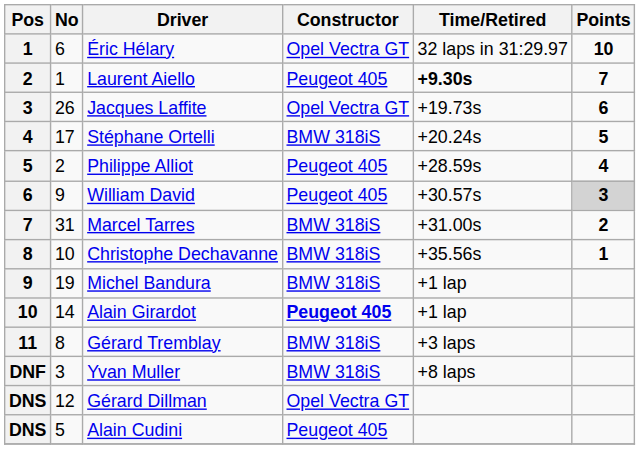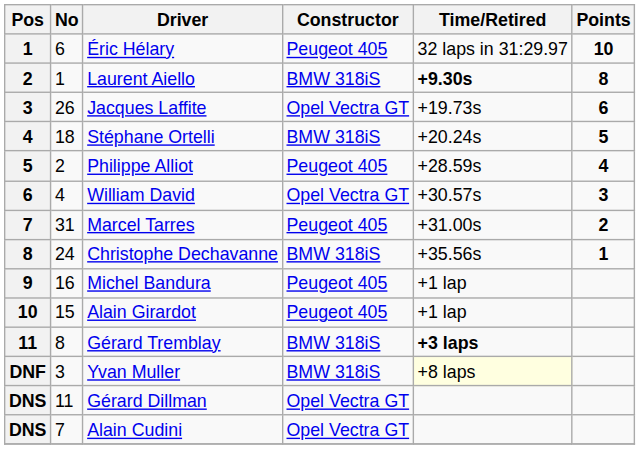(348, 48) Opel Vectra GT -> (337, 48) Peugeot 405
(337, 78) Peugeot 405 -> (333, 78) BMW 318iS
(604, 78) 7 -> (604, 78) 8
(65, 136) 17 -> (65, 136) 18
(60, 195) 9 -> (60, 195) 4
(337, 195) Peugeot 405 -> (348, 195) Opel Vectra GT
(604, 195) lightgrey background -> (604, 195) no background
(333, 224) BMW 318iS -> (337, 224) Peugeot 405
(65, 254) 10 -> (65, 254) 24
(65, 283) 19 -> (65, 283) 16
(333, 283) BMW 318iS -> (337, 283) Peugeot 405
(65, 312) 14 -> (65, 312) 15
(339, 312) bold -> (337, 312) normal
(446, 342) normal -> (448, 342) bold
(446, 371) no background -> (446, 371) lightyellow background
(65, 400) 12 -> (64, 400) 11
(60, 430) 5 -> (60, 430) 7
(337, 430) Peugeot 405 -> (348, 430) Opel Vectra GT
